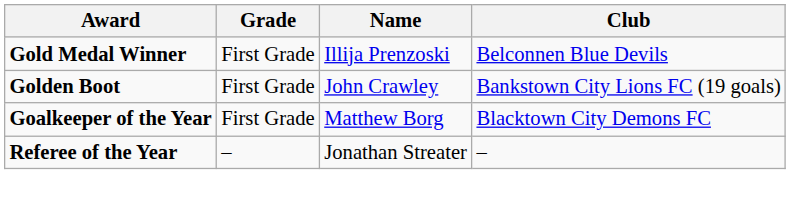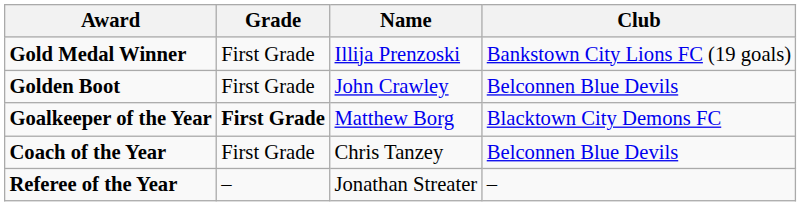(572, 53) Belconnen Blue Devils -> (639, 53) Bankstown City Lions FC (19 goals)
(629, 86) Bankstown City Lions FC (19 goals) -> (582, 86) Belconnen Blue Devils
(268, 119) normal -> (273, 119) bold
+ row: (88, 151)
